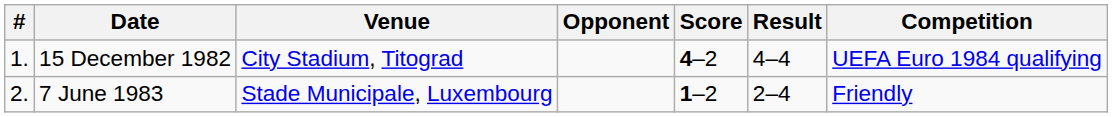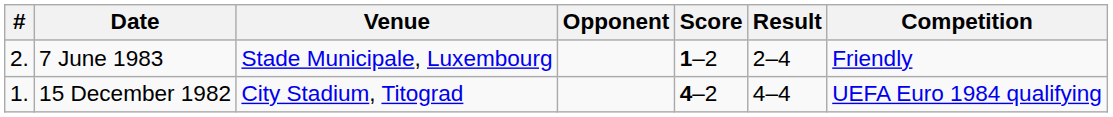rows swapped: (135, 58) <-> (101, 93)
